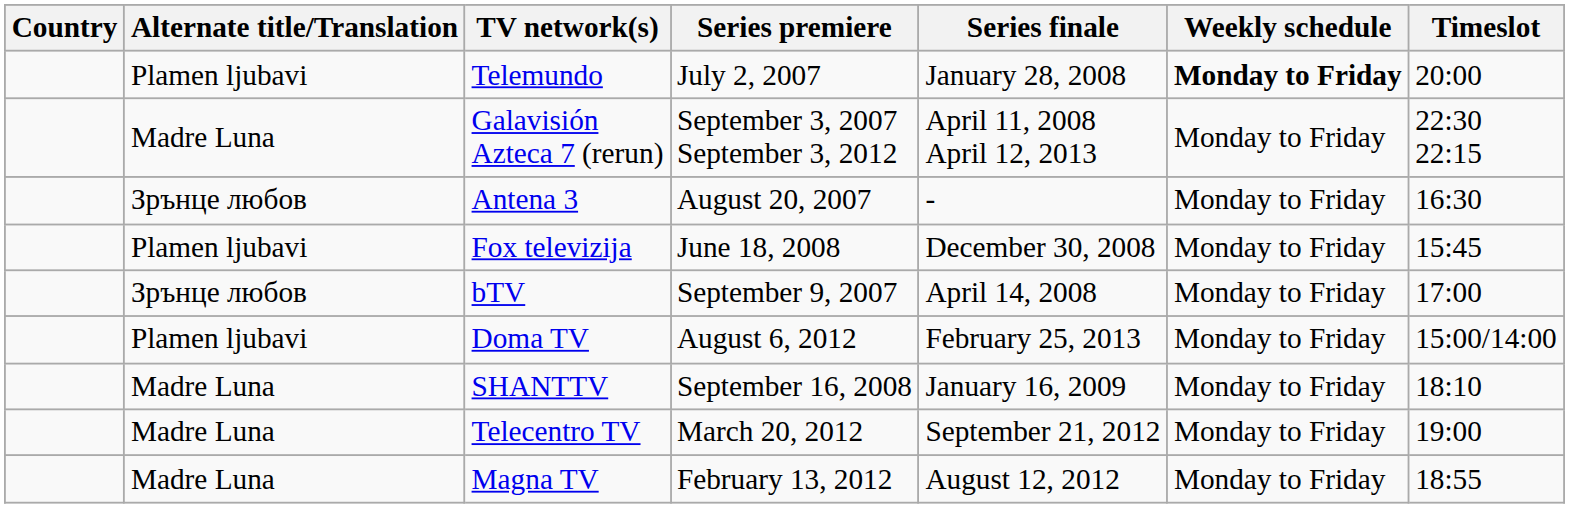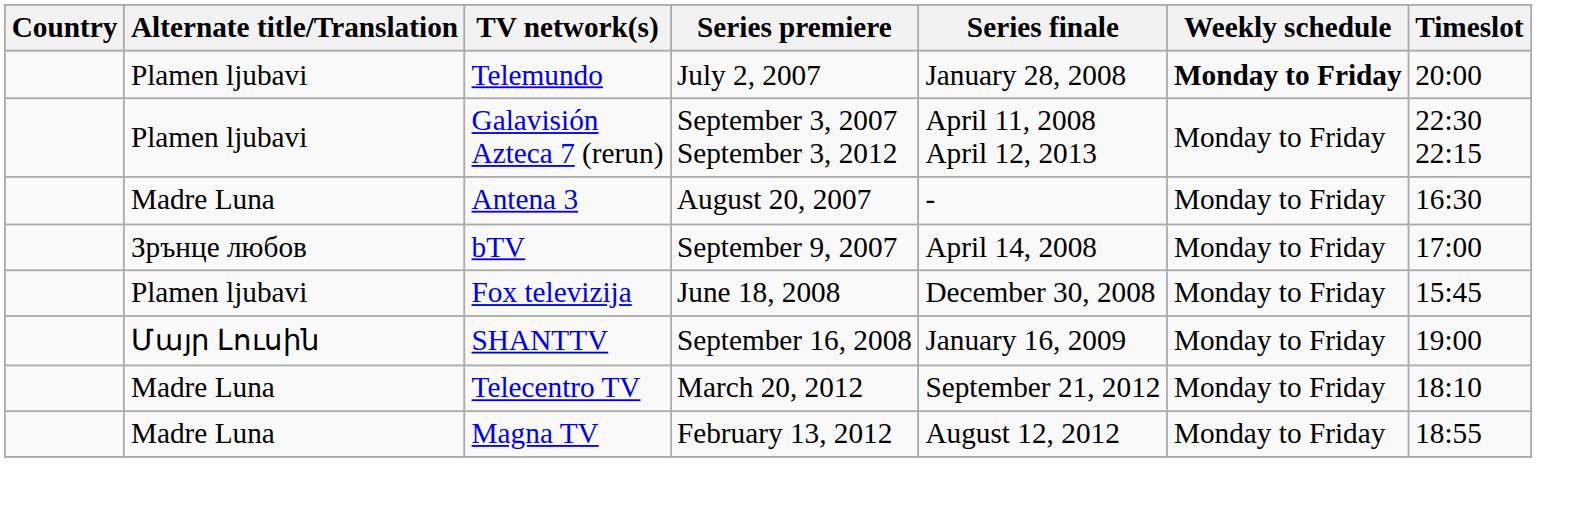(203, 137) Madre Luna -> (219, 137) Plamen ljubavi
(219, 199) Зрънце любов -> (203, 199) Madre Luna
rows swapped: (552, 246) <-> (498, 292)
- row: (530, 339)
(203, 385) Madre Luna -> (225, 341) Մայր Լուսին
(1449, 385) 18:10 -> (1449, 340) 19:00
(1449, 432) 19:00 -> (1449, 387) 18:10
